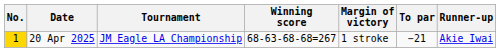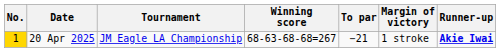columns swapped: (417, 18) <-> (368, 18)
(466, 40) normal -> (466, 40) bold
